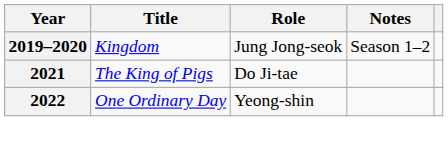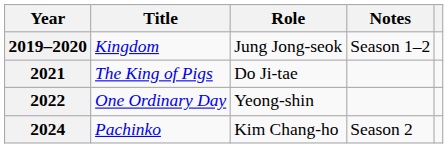+ row: (48, 128)
